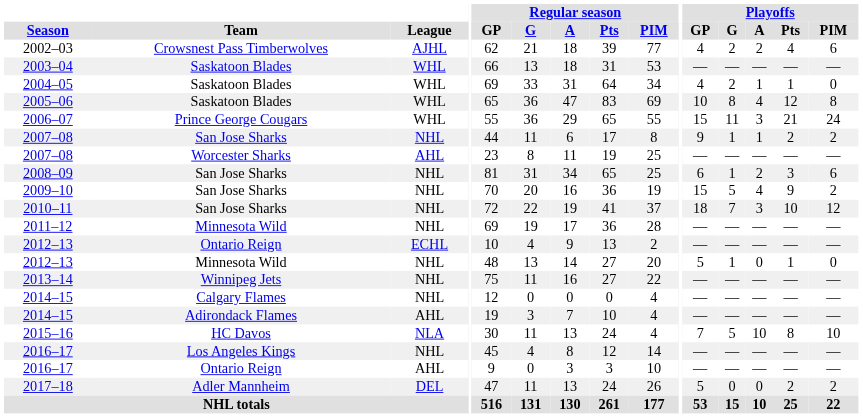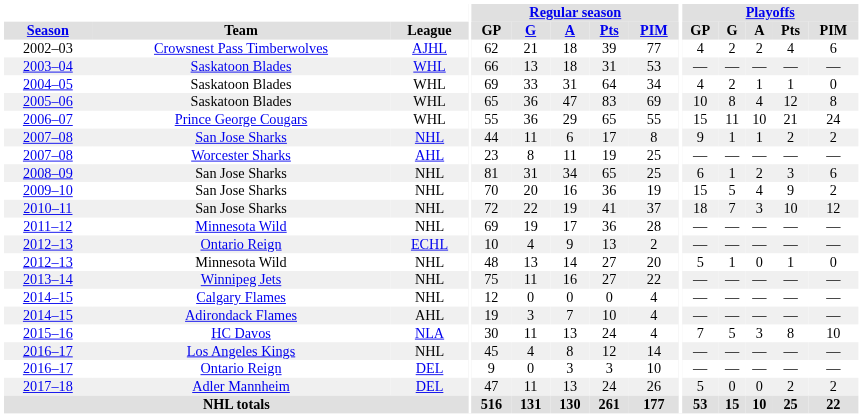(759, 119) 3 -> (759, 119) 10
(759, 333) 10 -> (759, 333) 3
(430, 368) AHL -> (430, 368) DEL
